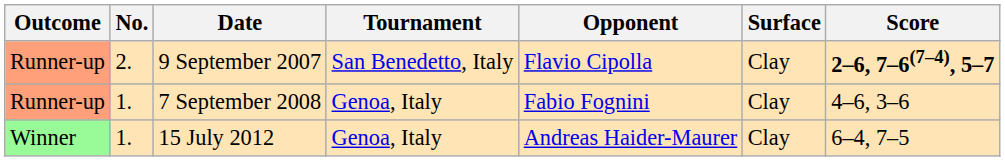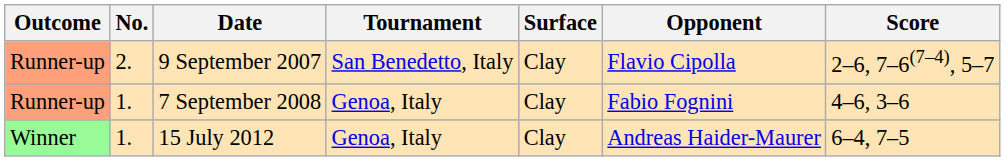columns swapped: (784, 22) <-> (631, 22)
(913, 61) bold -> (913, 61) normal
